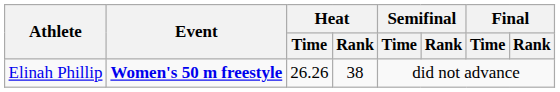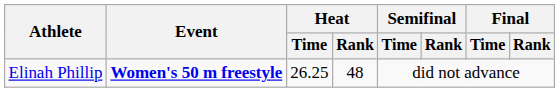(309, 73) 26.26 -> (309, 73) 26.25
(355, 73) 38 -> (355, 73) 48
